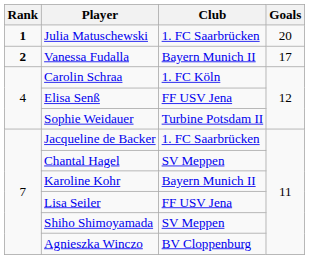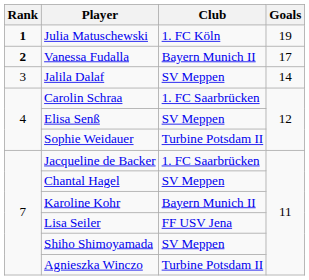(211, 35) 1. FC Saarbrücken -> (191, 35) 1. FC Köln
(285, 35) 20 -> (285, 35) 19
+ row: (74, 77)
(191, 77) 1. FC Köln -> (211, 98) 1. FC Saarbrücken
(197, 98) FF USV Jena -> (193, 118) SV Meppen
(206, 243) BV Cloppenburg -> (212, 264) Turbine Potsdam II
